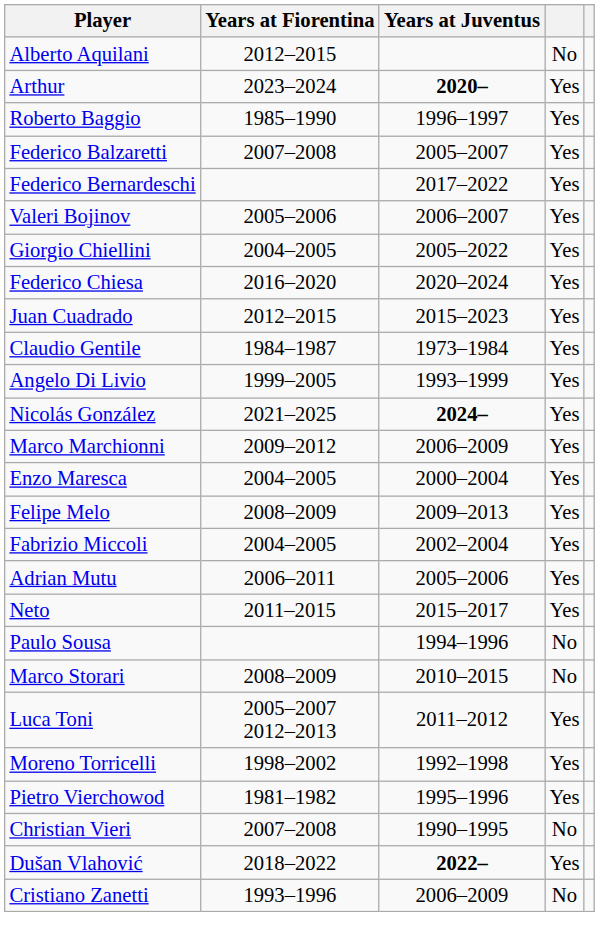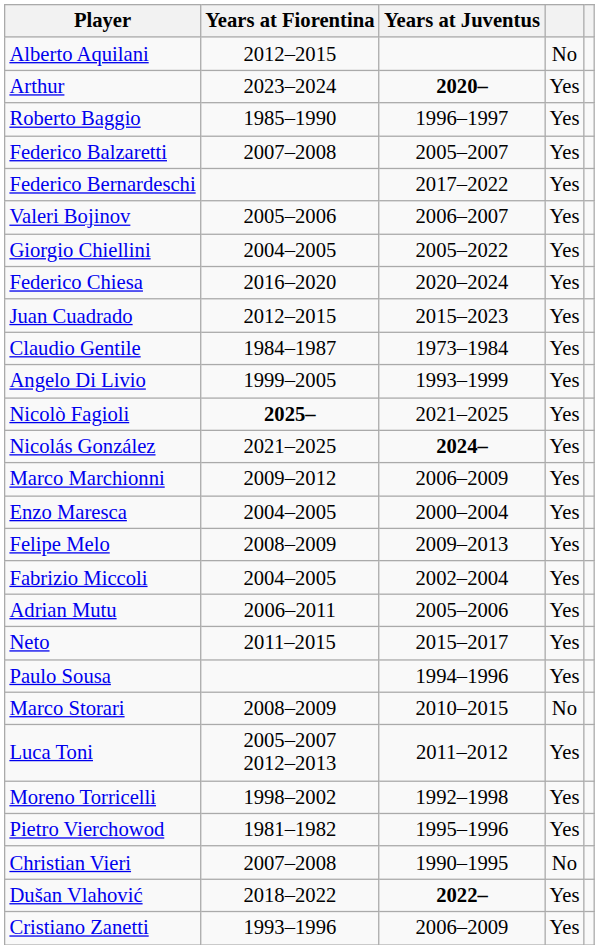+ row: (69, 413)
(564, 642) No -> (564, 675) Yes
(564, 895) No -> (564, 927) Yes
